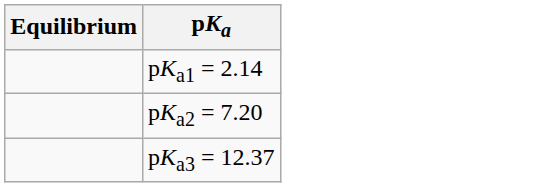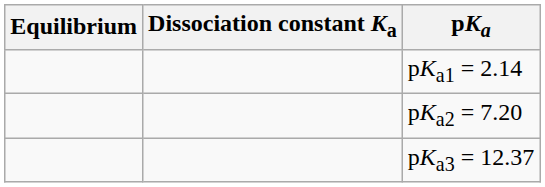+ column: (272, 26)
